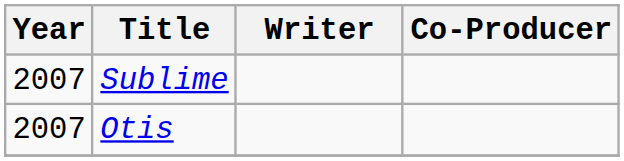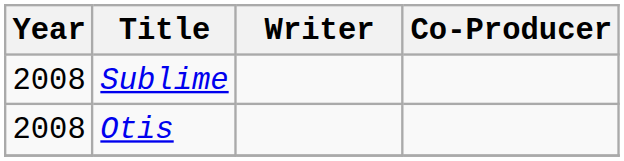(49, 80) 2007 -> (49, 80) 2008
(49, 130) 2007 -> (49, 130) 2008
